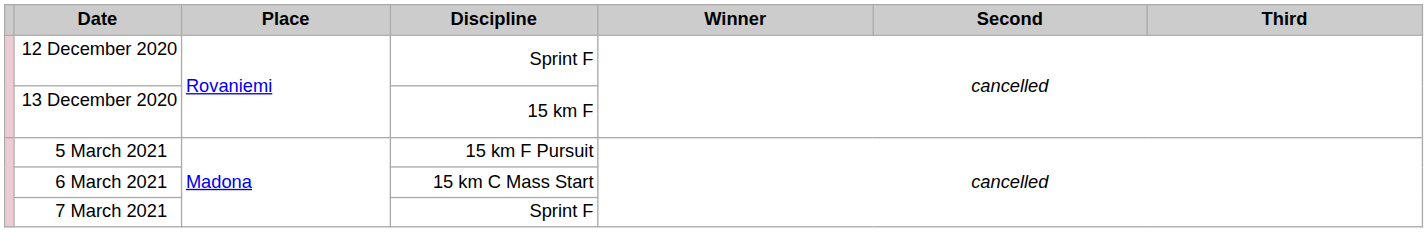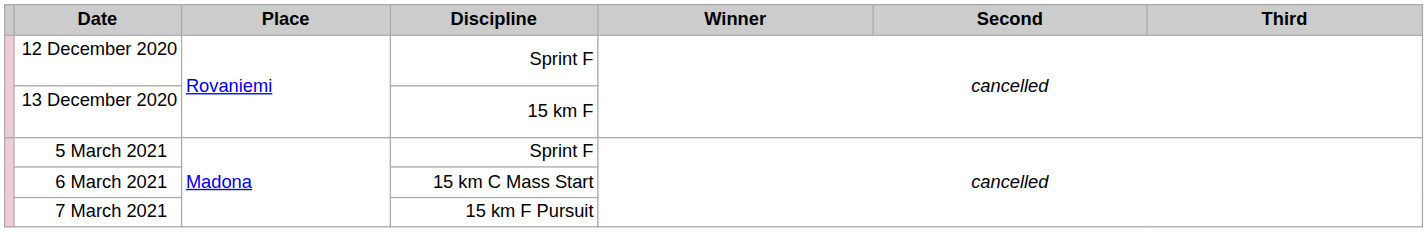(529, 151) 15 km F Pursuit -> (562, 151) Sprint F
(562, 211) Sprint F -> (529, 211) 15 km F Pursuit
